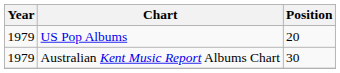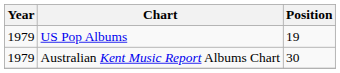(293, 36) 20 -> (293, 36) 19
